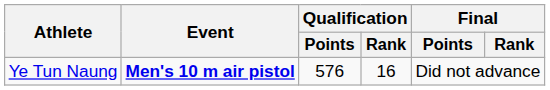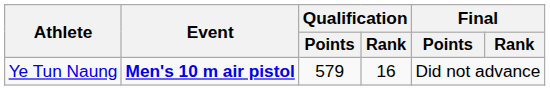(330, 72) 576 -> (330, 72) 579
